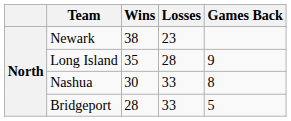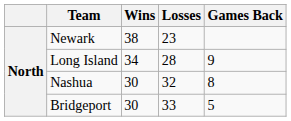(131, 60) 35 -> (131, 60) 34
(169, 82) 33 -> (169, 82) 32
(131, 104) 28 -> (131, 104) 30
